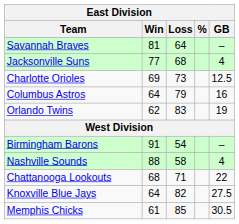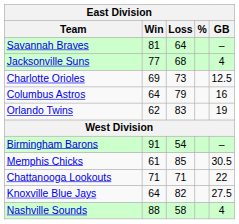rows swapped: (47, 161) <-> (45, 210)
(154, 177) 68 -> (154, 177) 71
